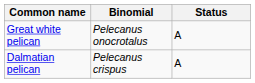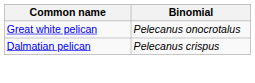- column: (211, 12)
